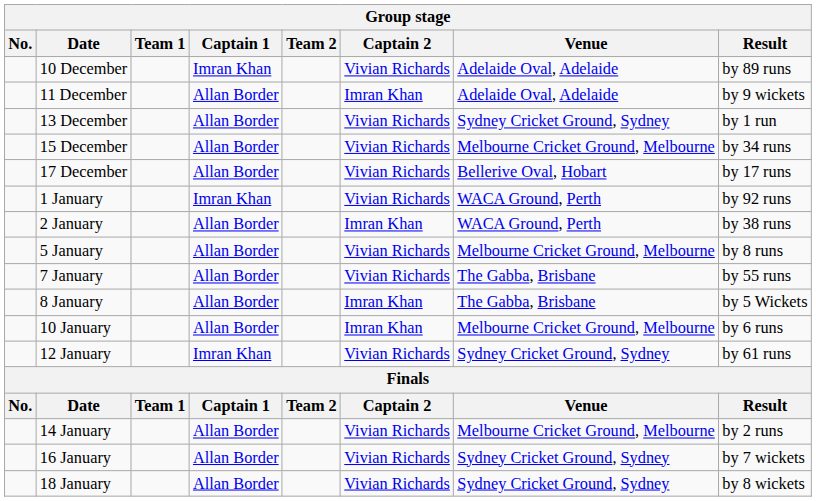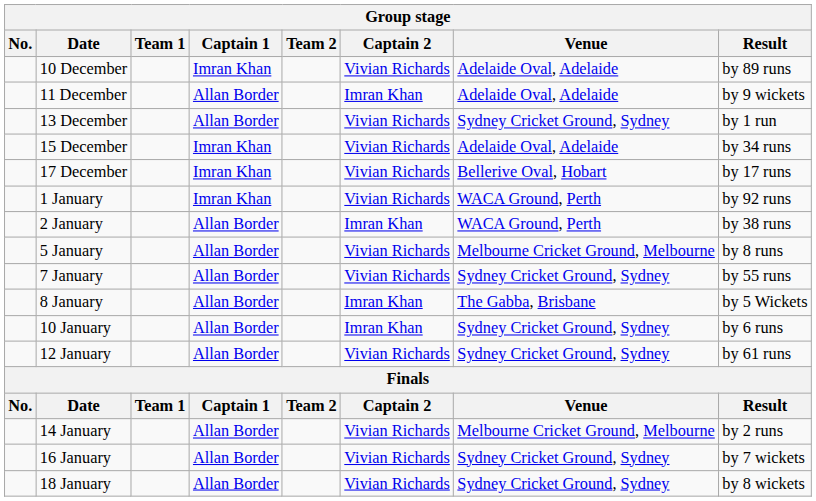(236, 146) Allan Border -> (232, 146) Imran Khan
(586, 146) Melbourne Cricket Ground, Melbourne -> (538, 146) Adelaide Oval, Adelaide
(236, 172) Allan Border -> (232, 172) Imran Khan
(526, 276) The Gabba, Brisbane -> (563, 276) Sydney Cricket Ground, Sydney
(586, 328) Melbourne Cricket Ground, Melbourne -> (563, 328) Sydney Cricket Ground, Sydney
(232, 353) Imran Khan -> (236, 353) Allan Border
